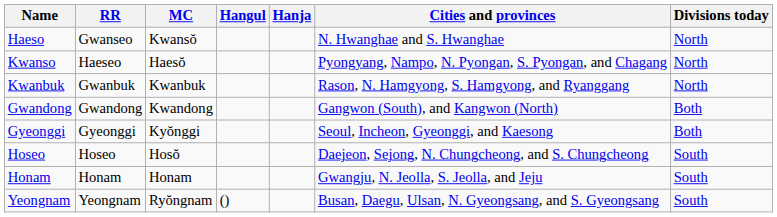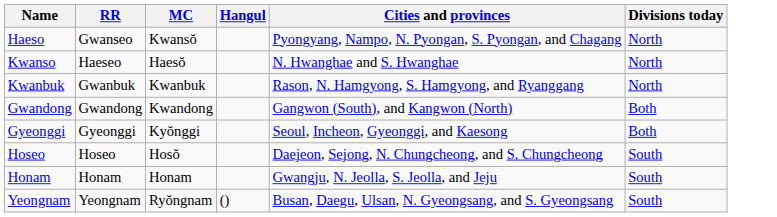- column: (292, 16)
(411, 39) N. Hwanghae and S. Hwanghae -> (447, 39) Pyongyang, Nampo, N. Pyongan, S. Pyongan, and Chagang
(493, 62) Pyongyang, Nampo, N. Pyongan, S. Pyongan, and Chagang -> (365, 62) N. Hwanghae and S. Hwanghae
